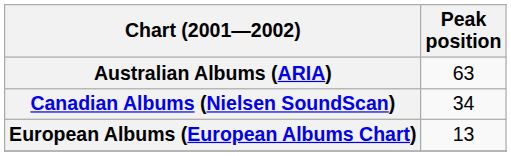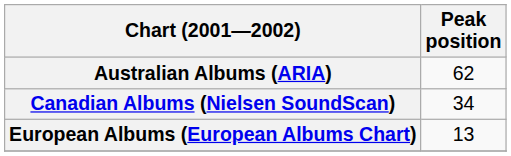(463, 72) 63 -> (463, 72) 62
